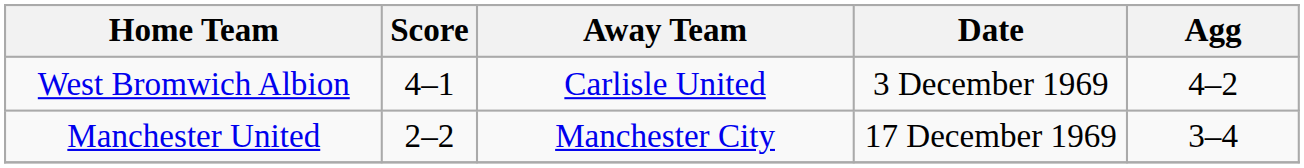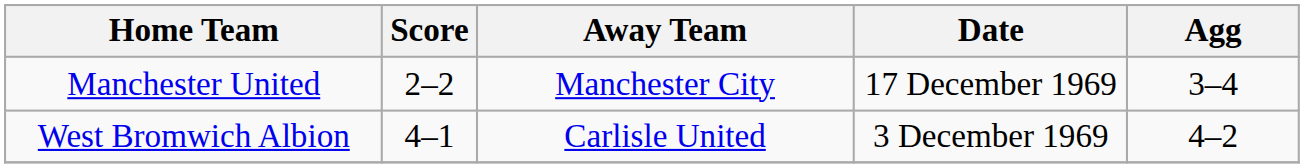rows swapped: (194, 135) <-> (194, 83)
